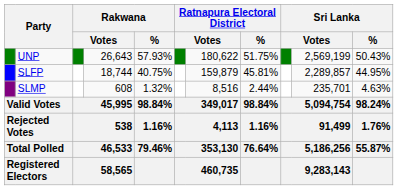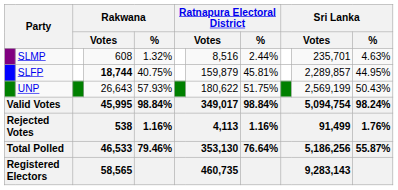rows swapped: (29, 56) <-> (32, 89)
(116, 72) normal -> (116, 72) bold
